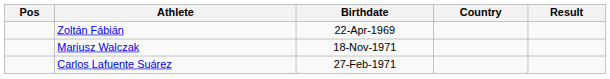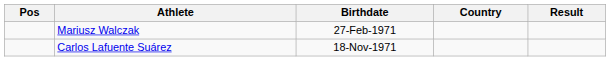- row: (91, 30)
(365, 47) 18-Nov-1971 -> (365, 30) 27-Feb-1971
(365, 64) 27-Feb-1971 -> (365, 47) 18-Nov-1971
